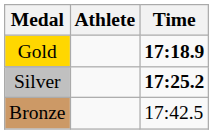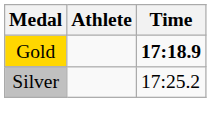(174, 81) bold -> (171, 81) normal
- row: (37, 112)
